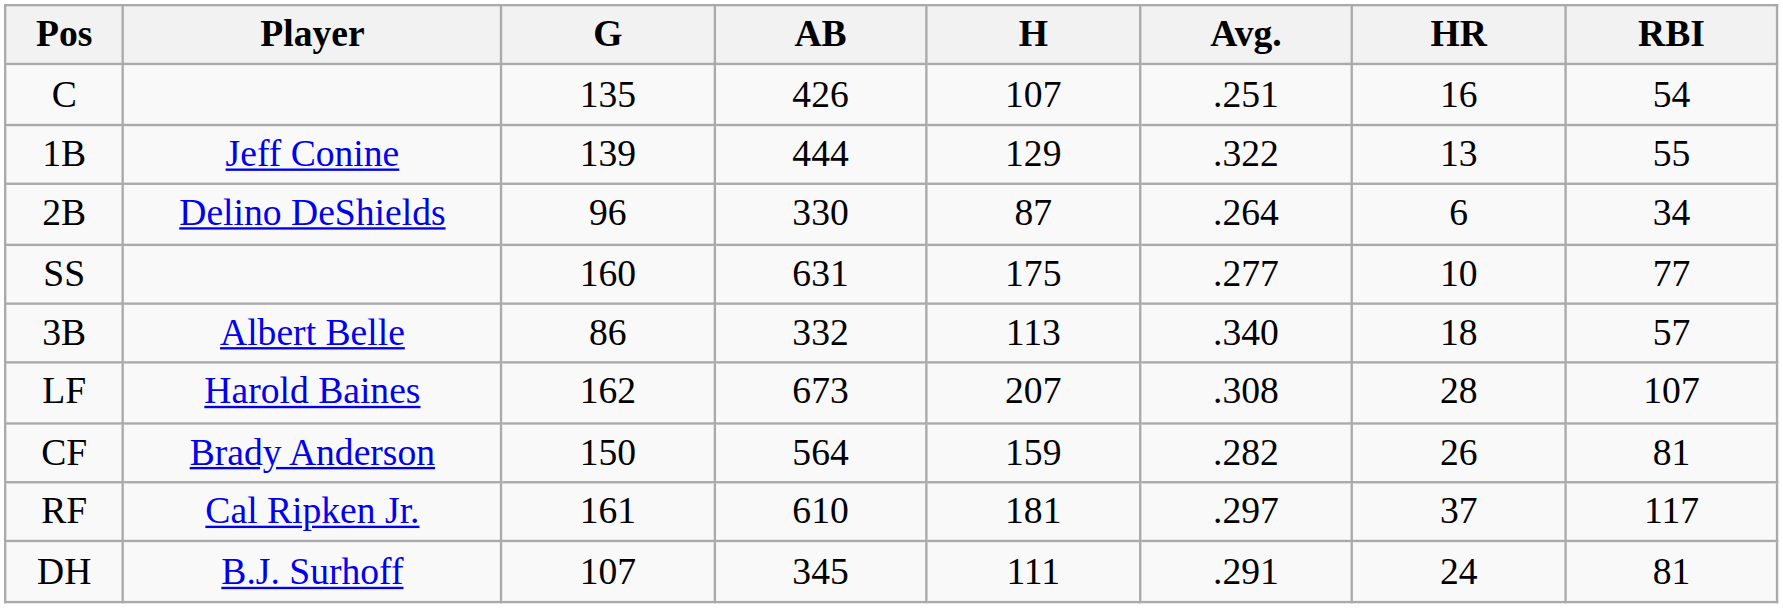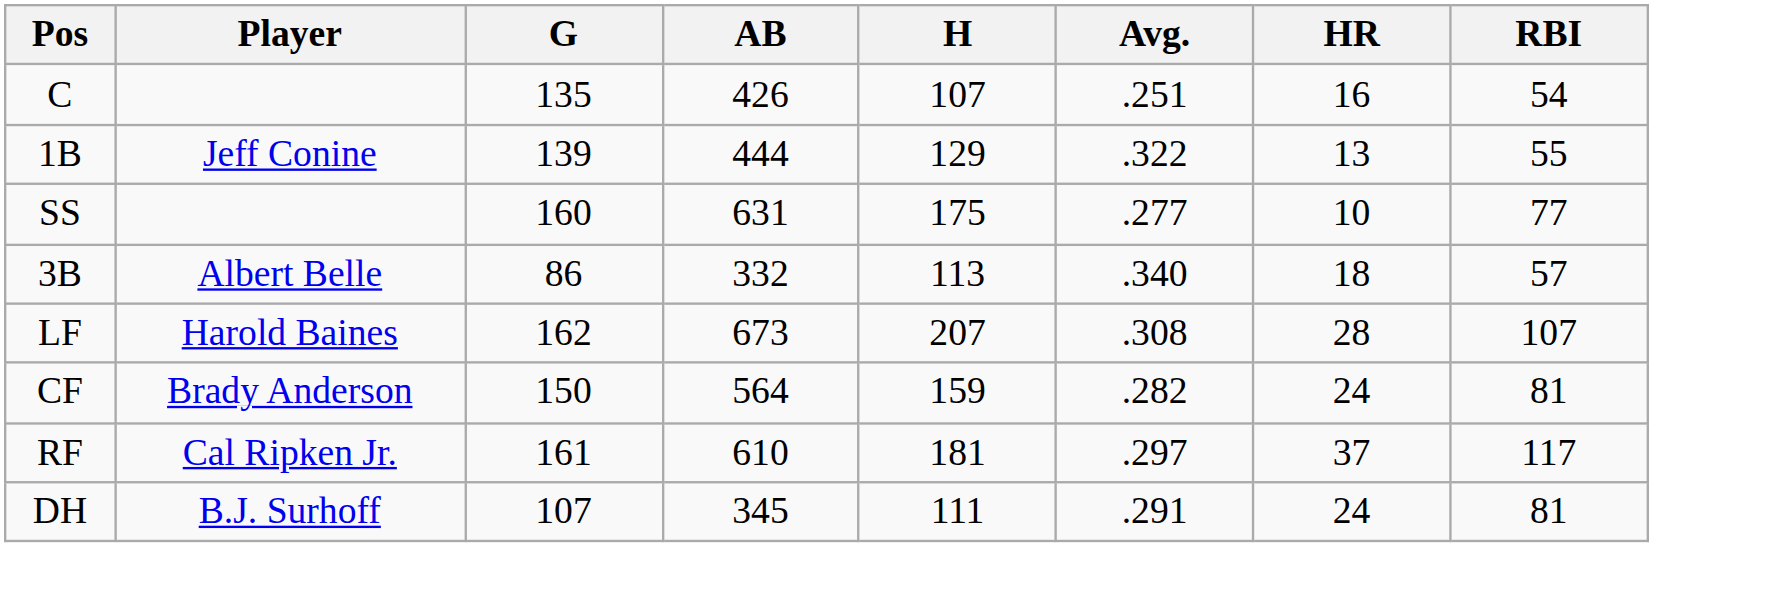- row: (64, 213)
(1459, 451) 26 -> (1352, 392) 24
